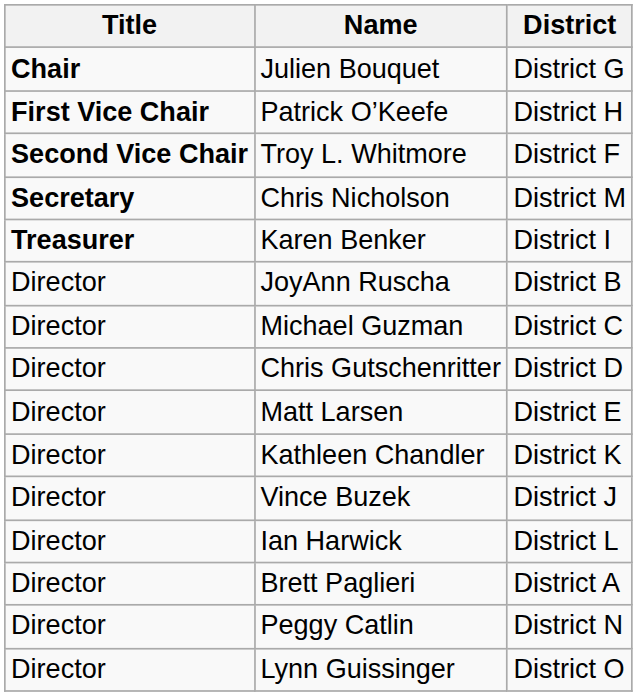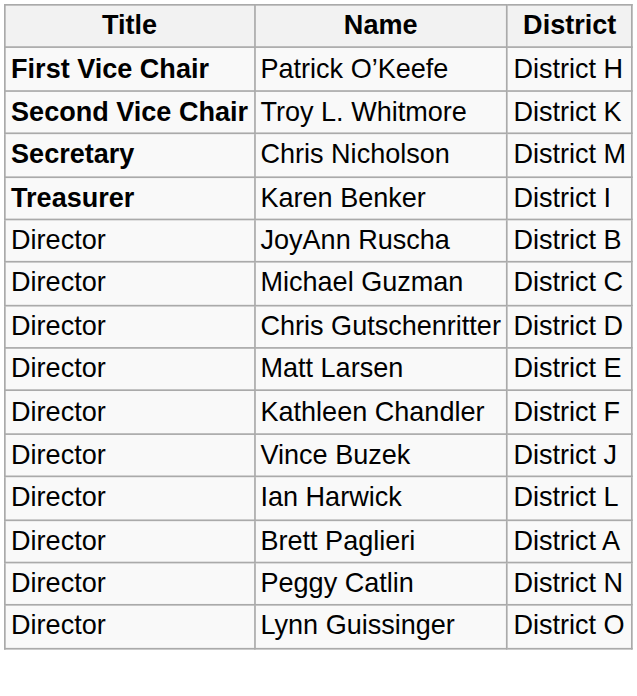- row: (350, 68)
(567, 154) District F -> (567, 111) District K
(567, 454) District K -> (567, 411) District F
